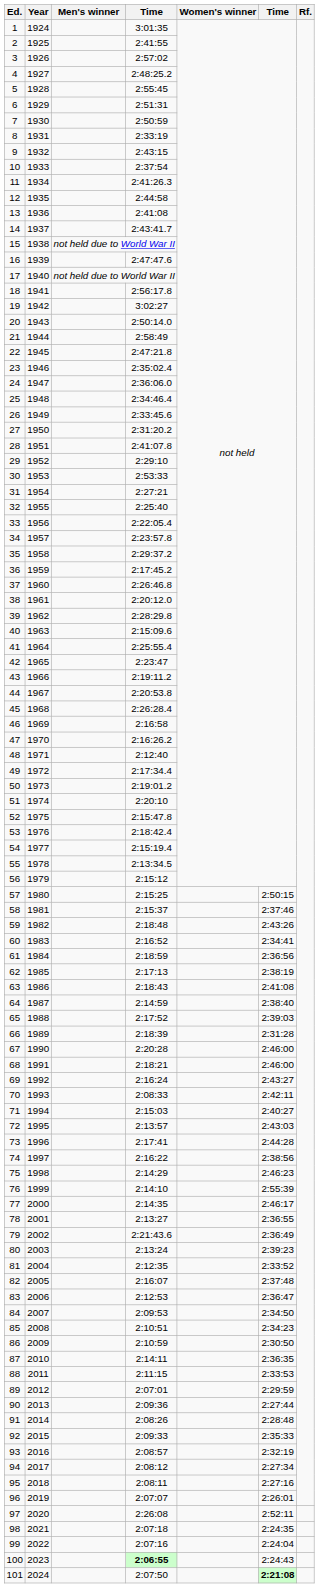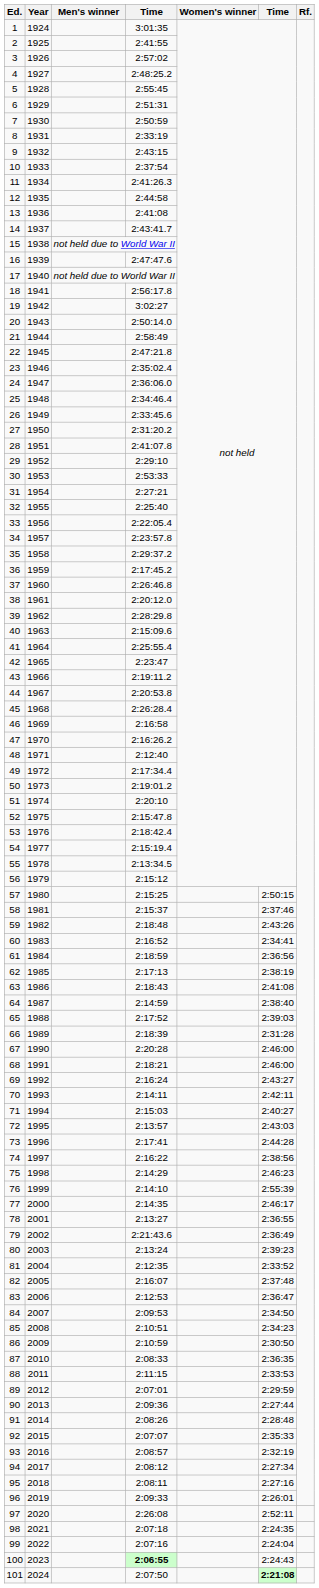(152, 1095) 2:08:33 -> (152, 1095) 2:14:11
(152, 1358) 2:14:11 -> (152, 1358) 2:08:33
(152, 1436) 2:09:33 -> (152, 1436) 2:07:07
(152, 1498) 2:07:07 -> (152, 1498) 2:09:33
